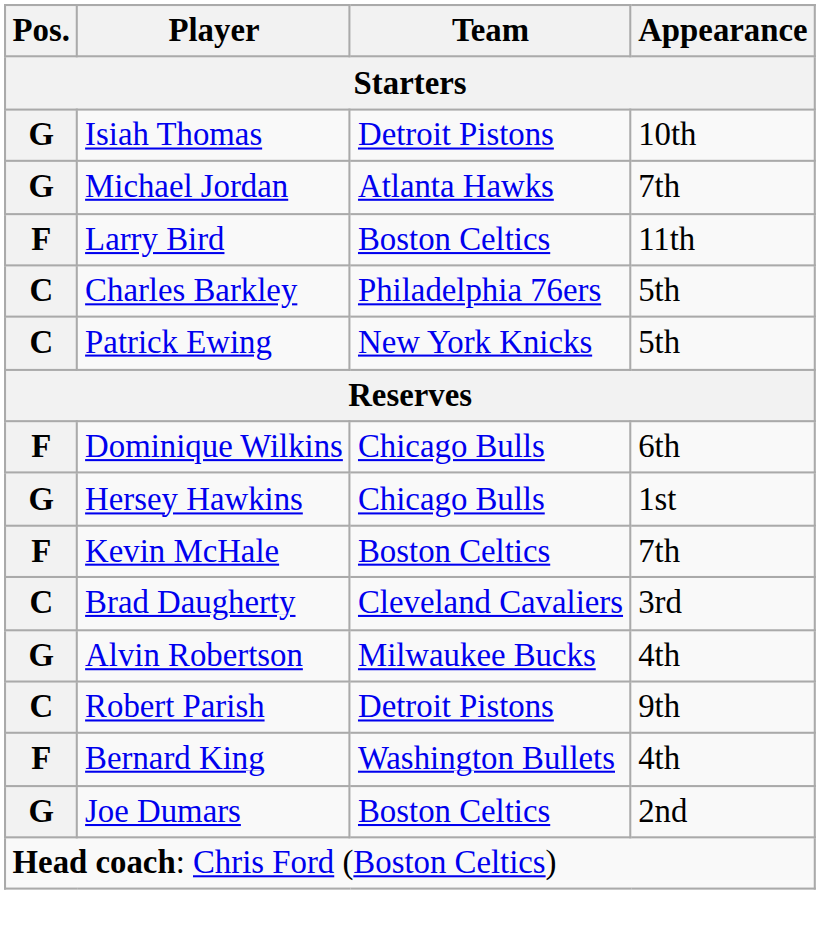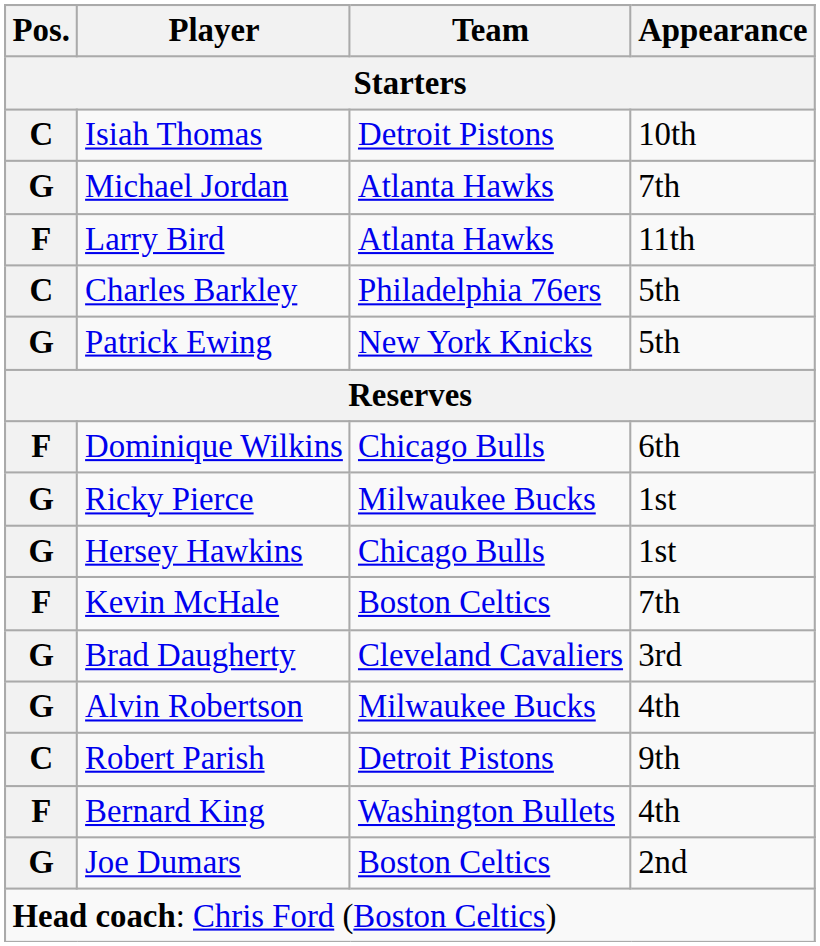(41, 134) G -> (41, 134) C
(454, 238) Boston Celtics -> (456, 238) Atlanta Hawks
(41, 342) C -> (41, 342) G
+ row: (169, 498)
(41, 602) C -> (41, 654) G
